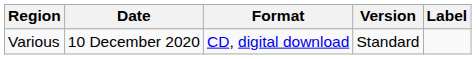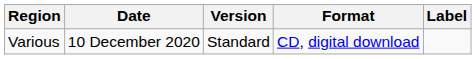columns swapped: (278, 16) <-> (388, 16)
